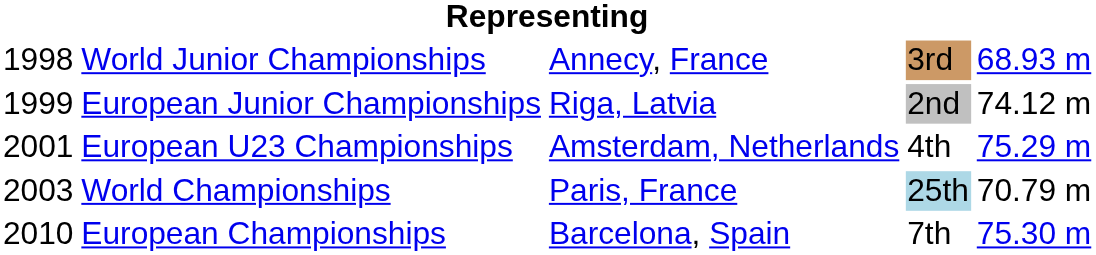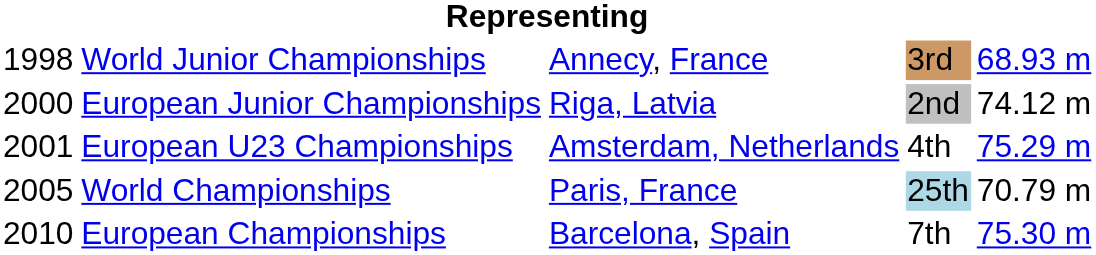(38, 103) 1999 -> (38, 103) 2000
(38, 190) 2003 -> (38, 190) 2005
